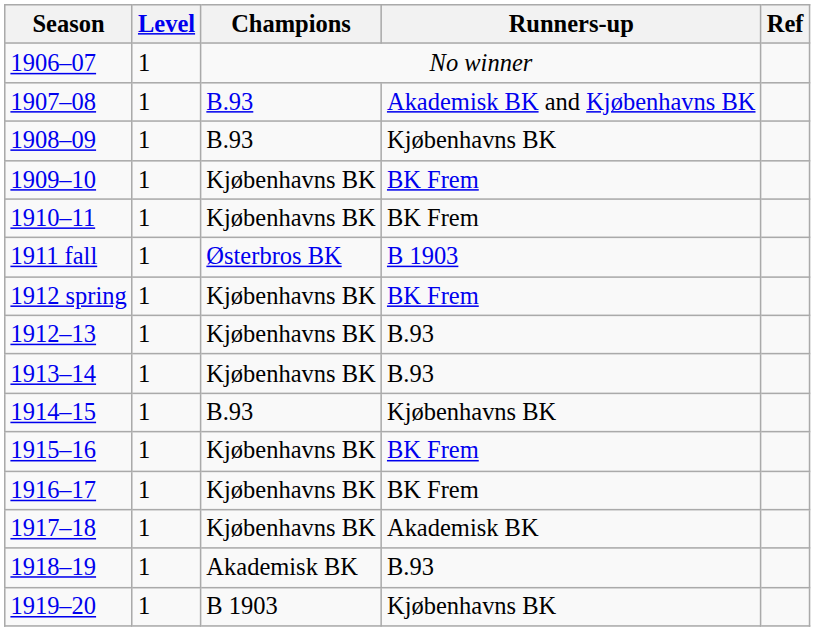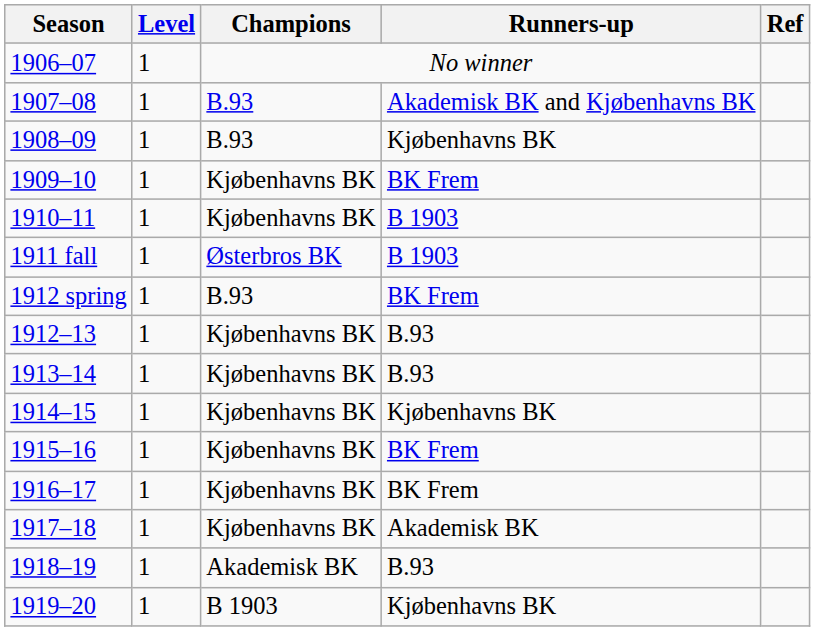(433, 218) BK Frem -> (423, 218) B 1903
(291, 295) Kjøbenhavns BK -> (230, 295) B.93
(230, 412) B.93 -> (291, 412) Kjøbenhavns BK
